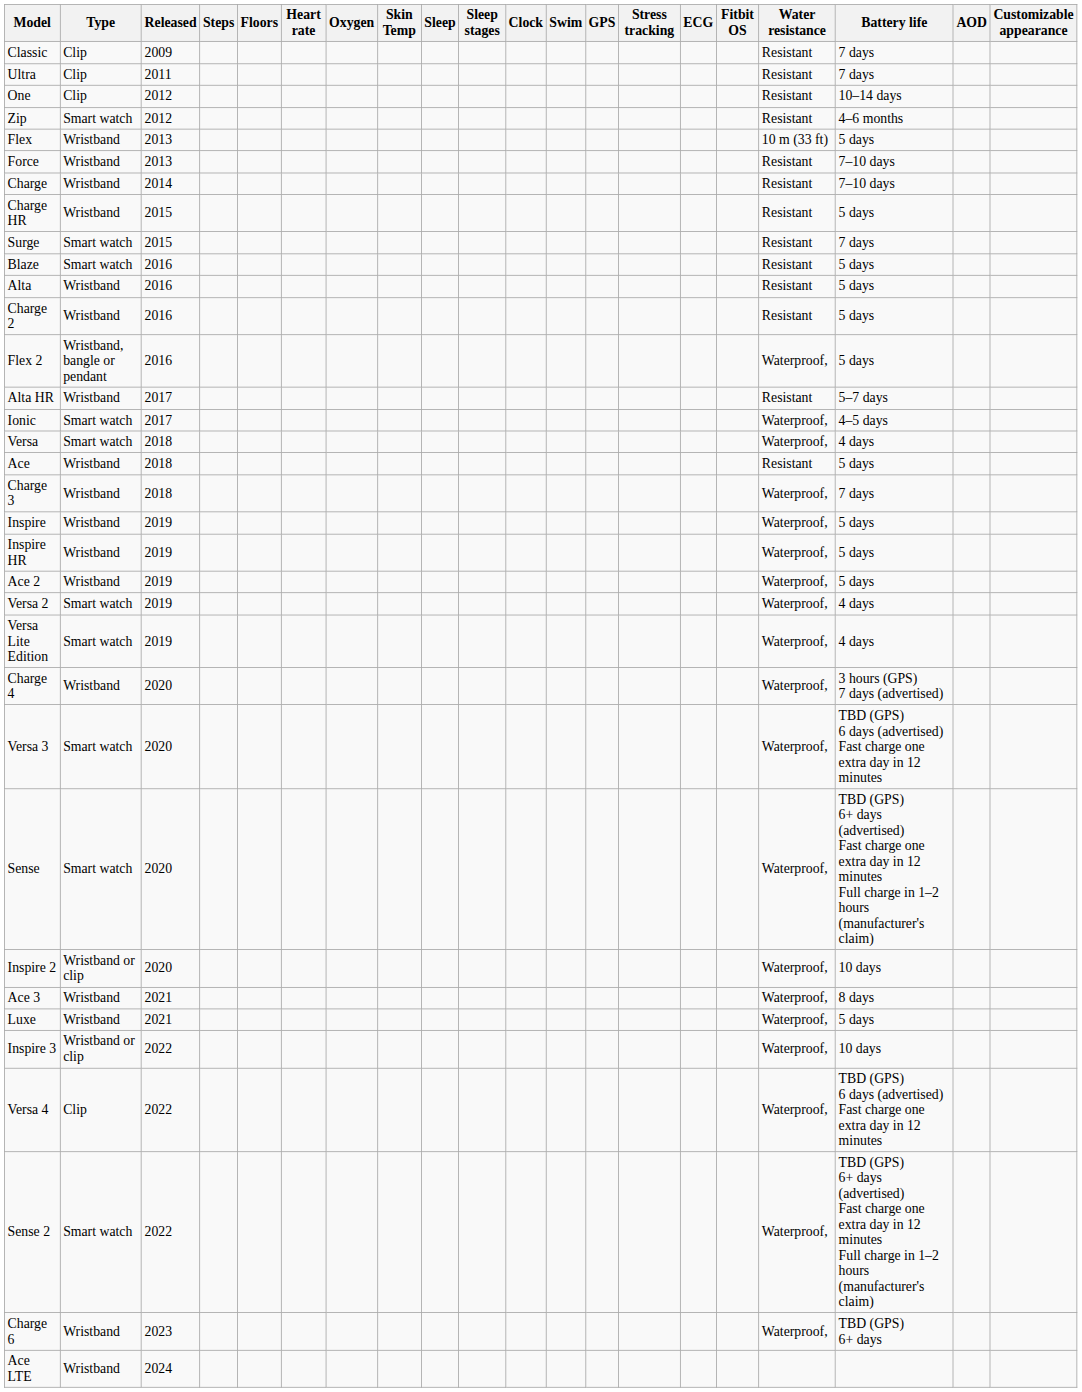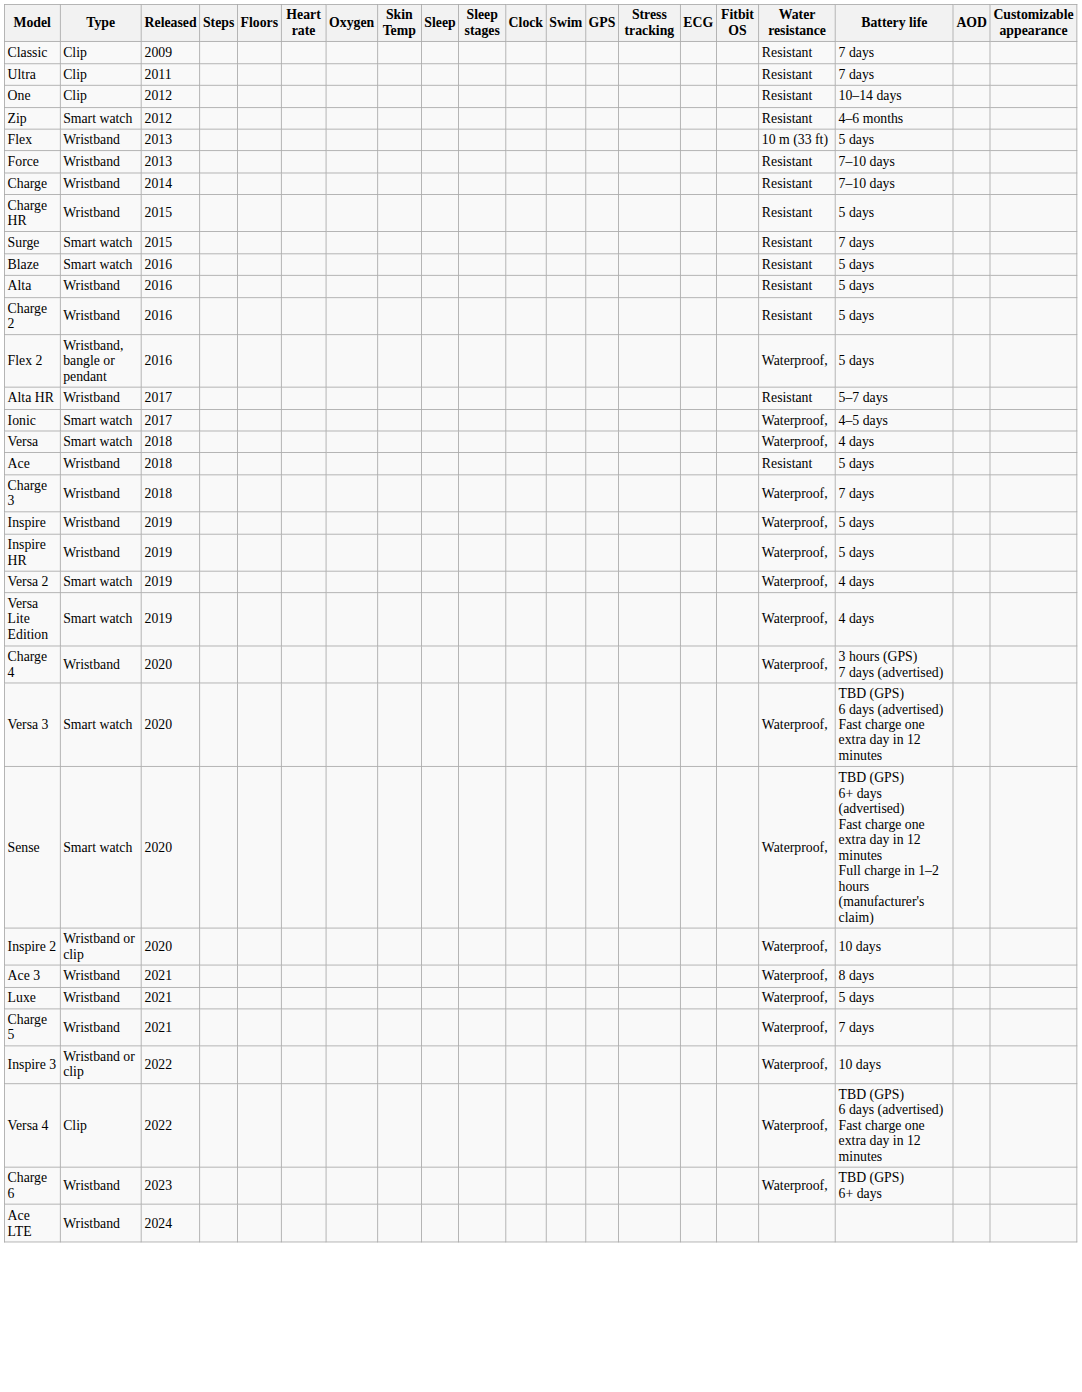- row: (24, 582)
+ row: (27, 1027)
- row: (29, 1232)
